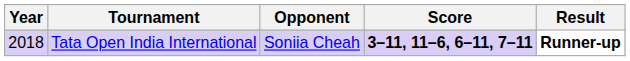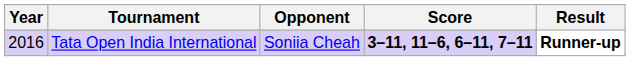(26, 43) 2018 -> (26, 43) 2016
